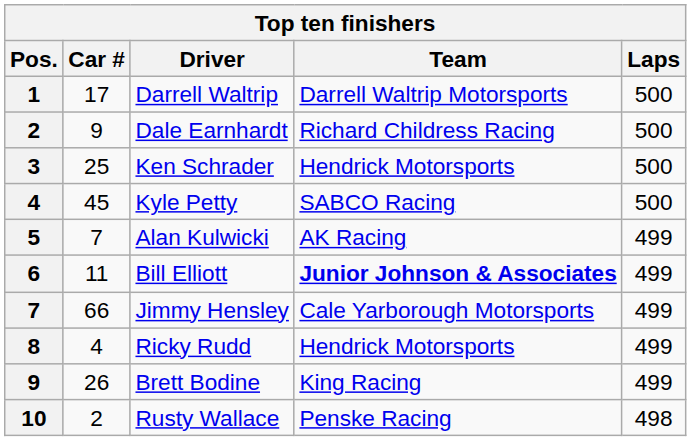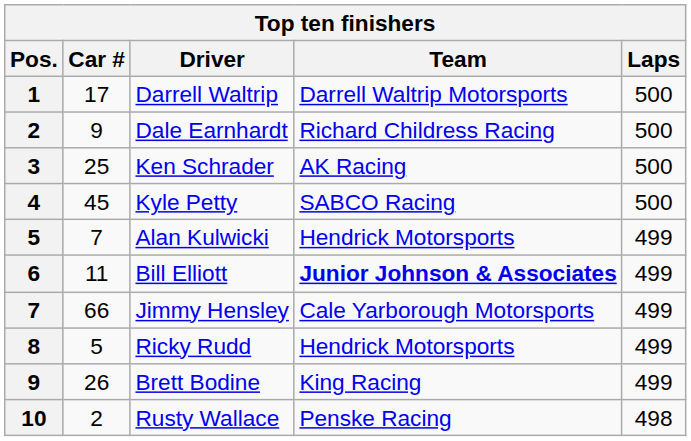(407, 166) Hendrick Motorsports -> (353, 166) AK Racing
(353, 238) AK Racing -> (407, 238) Hendrick Motorsports
(97, 346) 4 -> (97, 346) 5
